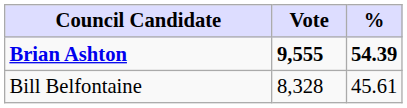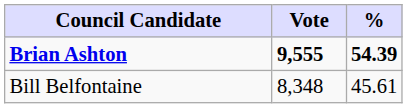(300, 86) 8,328 -> (300, 86) 8,348
